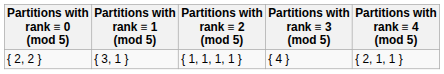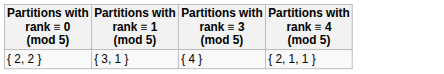- column: (222, 27)
